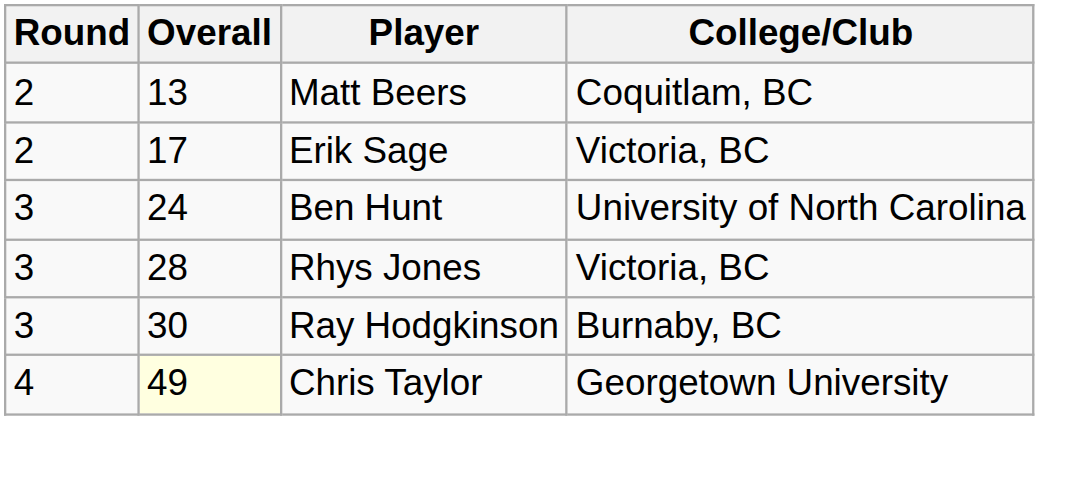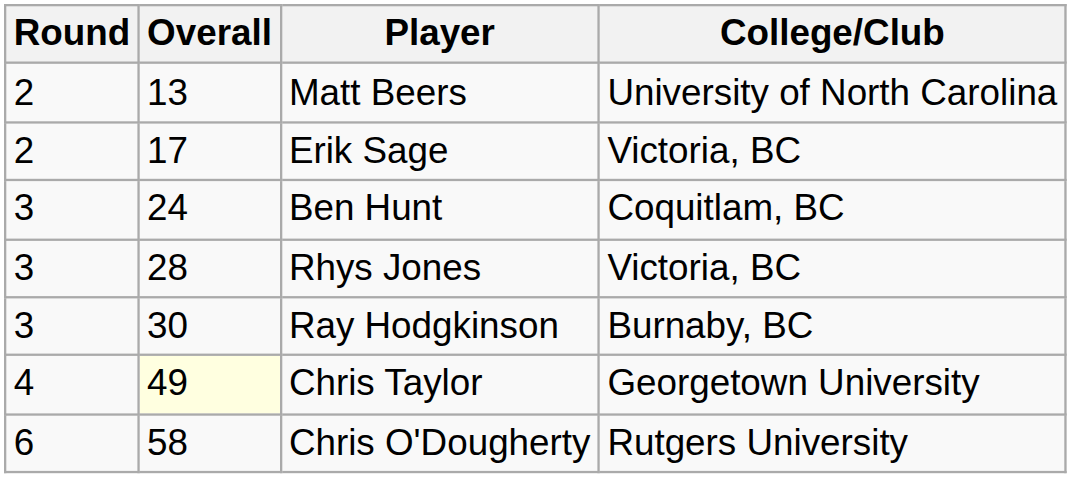(695, 92) Coquitlam, BC -> (832, 92) University of North Carolina
(801, 208) University of North Carolina -> (726, 208) Coquitlam, BC
+ row: (440, 442)
